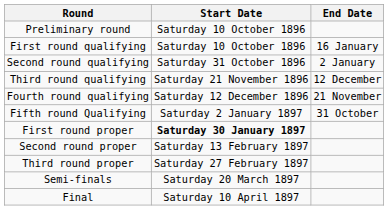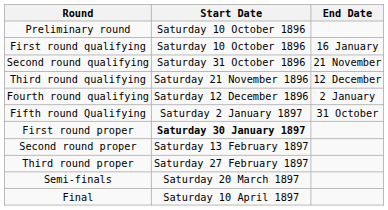(347, 63) 2 January -> (347, 63) 21 November
(347, 96) 21 November -> (347, 96) 2 January
